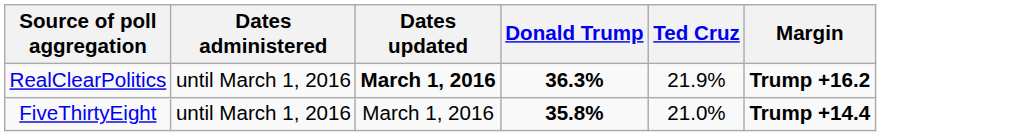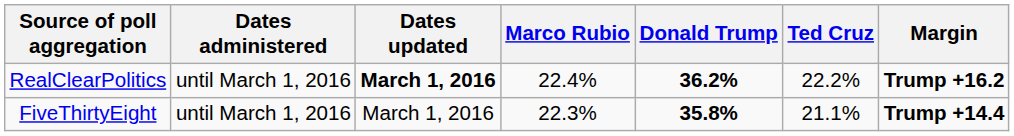+ column: (568, 34)
(574, 80) 36.3% -> (709, 80) 36.2%
(696, 80) 21.9% -> (831, 80) 22.2%
(696, 114) 21.0% -> (831, 114) 21.1%
